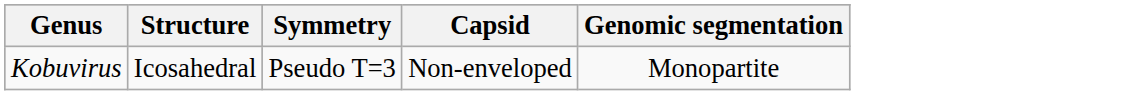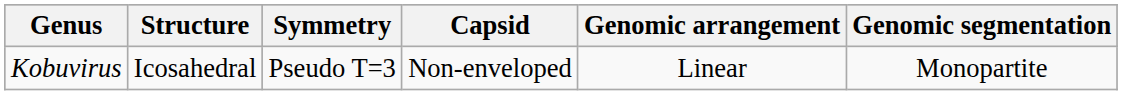+ column: (712, 25)
